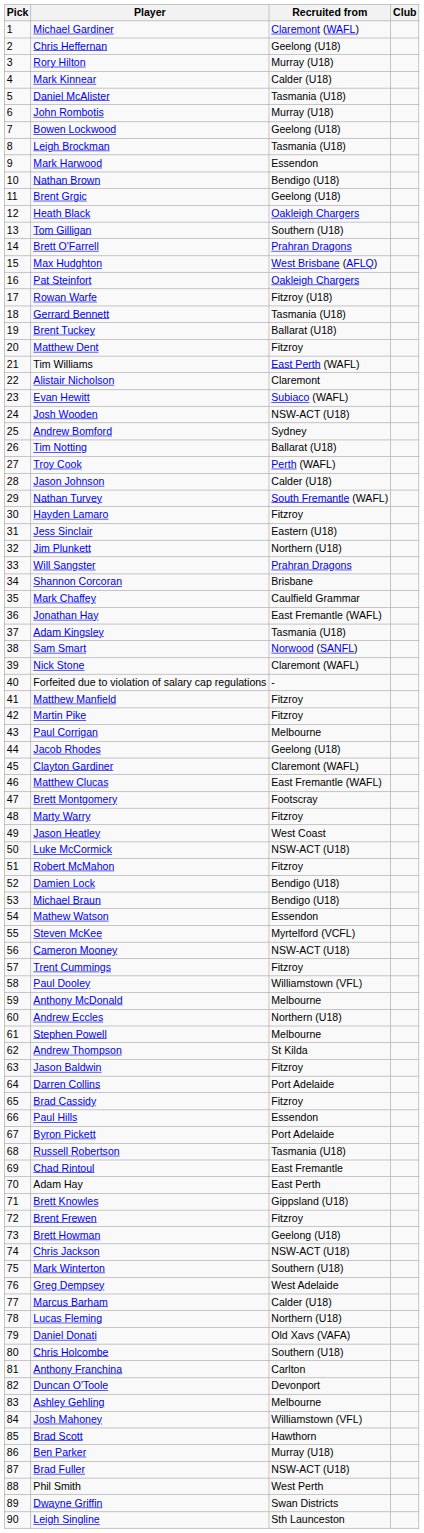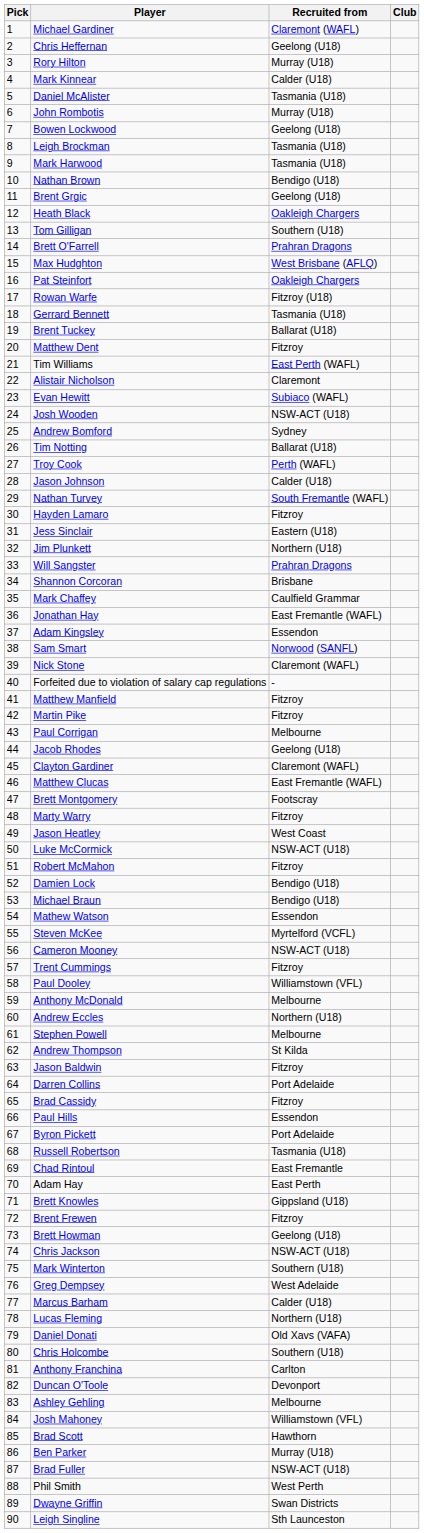(295, 163) Essendon -> (309, 163) Tasmania (U18)
(309, 632) Tasmania (U18) -> (295, 632) Essendon
